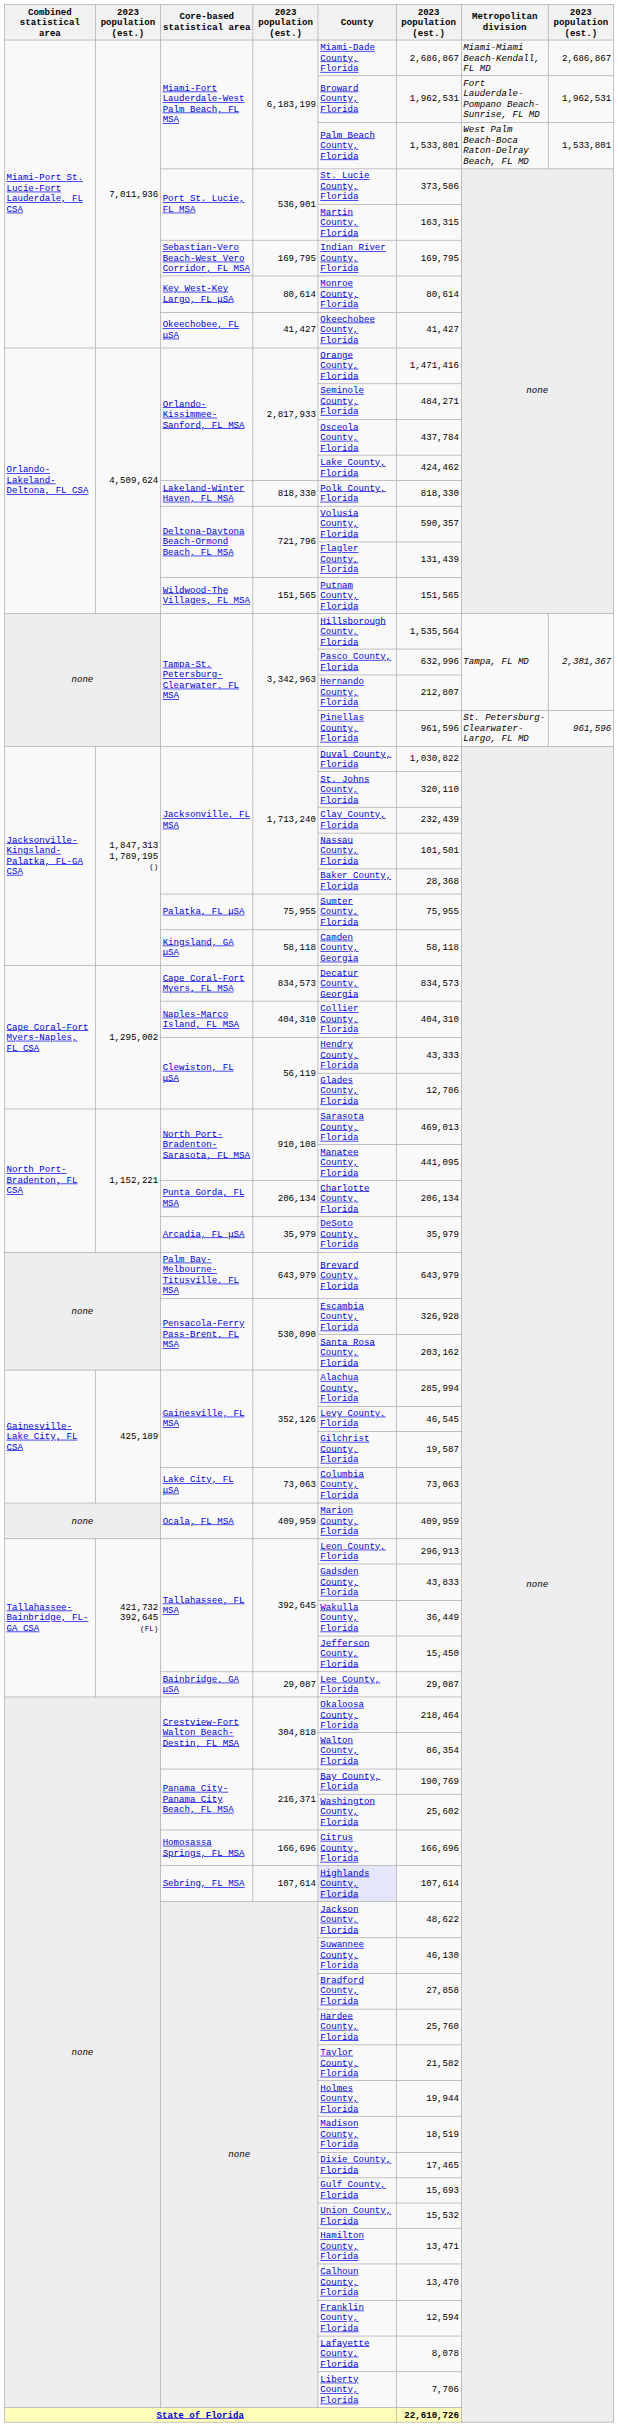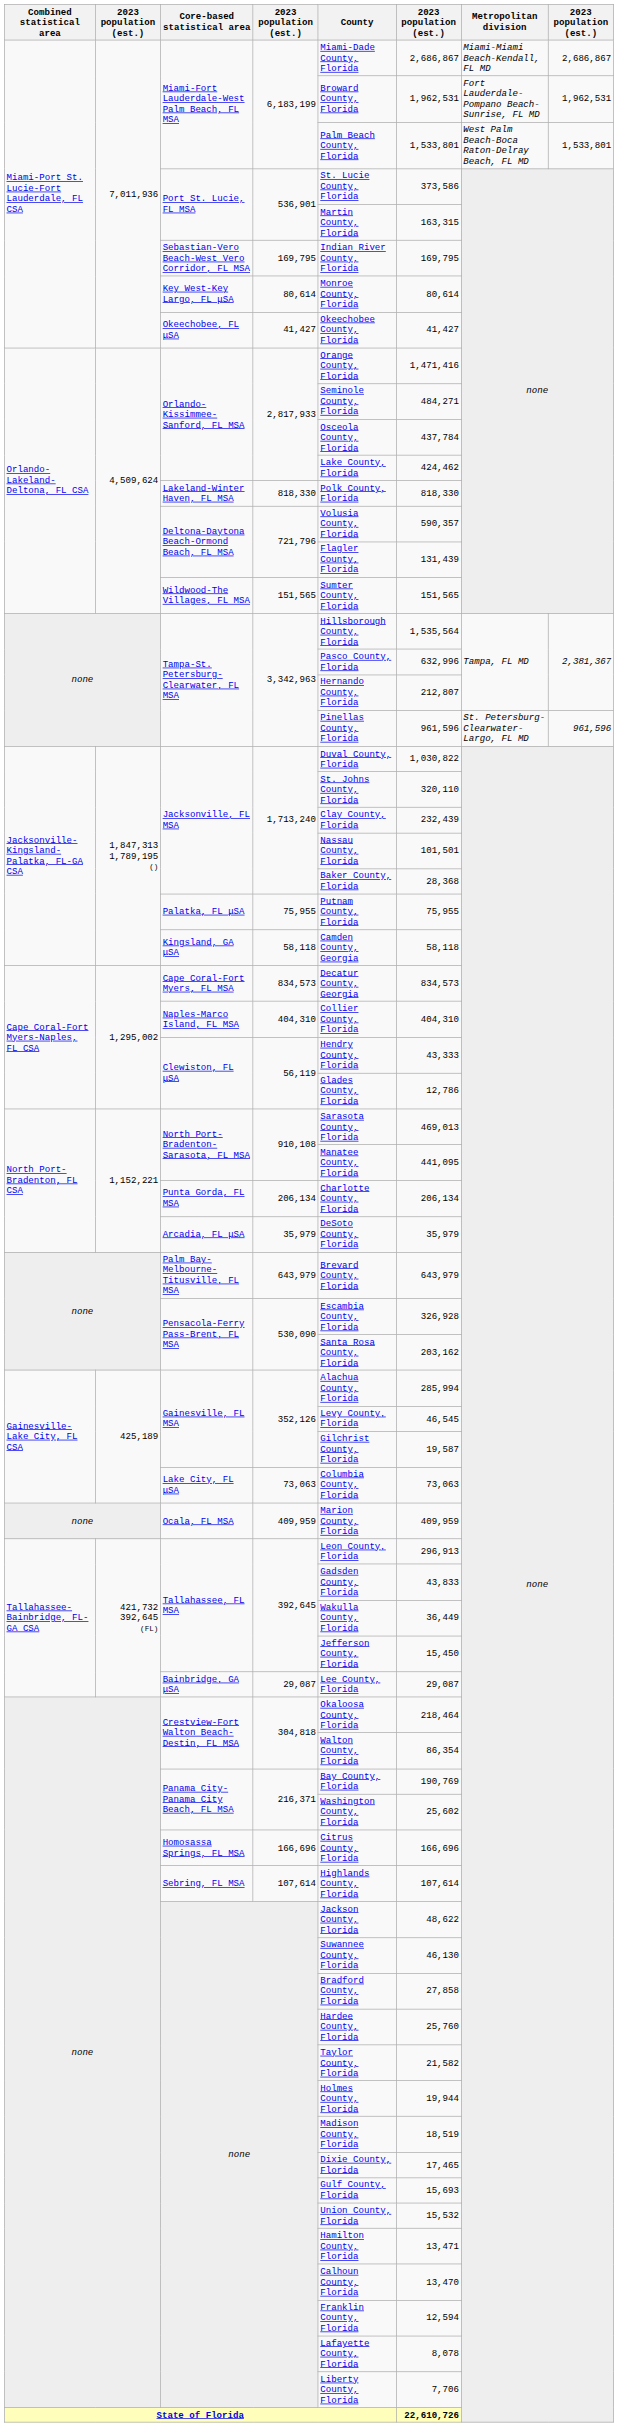(339, 596) Putnam County, Florida -> (339, 596) Sumter County, Florida
(339, 912) Sumter County, Florida -> (339, 912) Putnam County, Florida
(345, 1884) lavender background -> (345, 1884) no background
